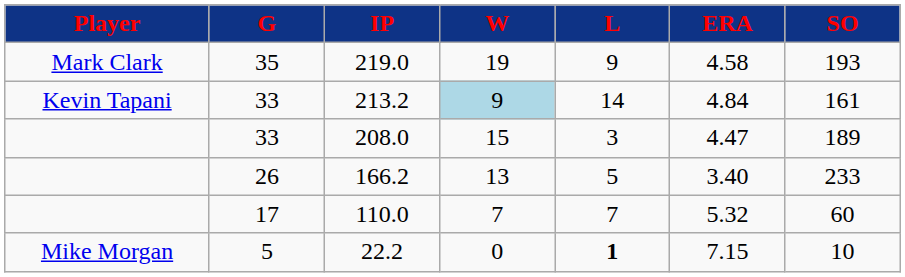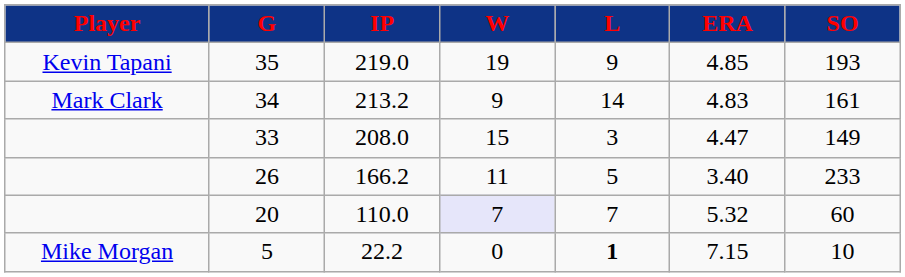(107, 61) Mark Clark -> (107, 61) Kevin Tapani
(727, 61) 4.58 -> (727, 61) 4.85
(107, 99) Kevin Tapani -> (107, 99) Mark Clark
(267, 99) 33 -> (267, 99) 34
(497, 99) lightblue background -> (497, 99) no background
(727, 99) 4.84 -> (727, 99) 4.83
(843, 137) 189 -> (843, 137) 149
(497, 175) 13 -> (497, 175) 11
(267, 213) 17 -> (267, 213) 20
(497, 213) no background -> (497, 213) lavender background
